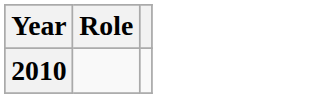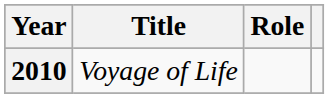+ column: (159, 26)
